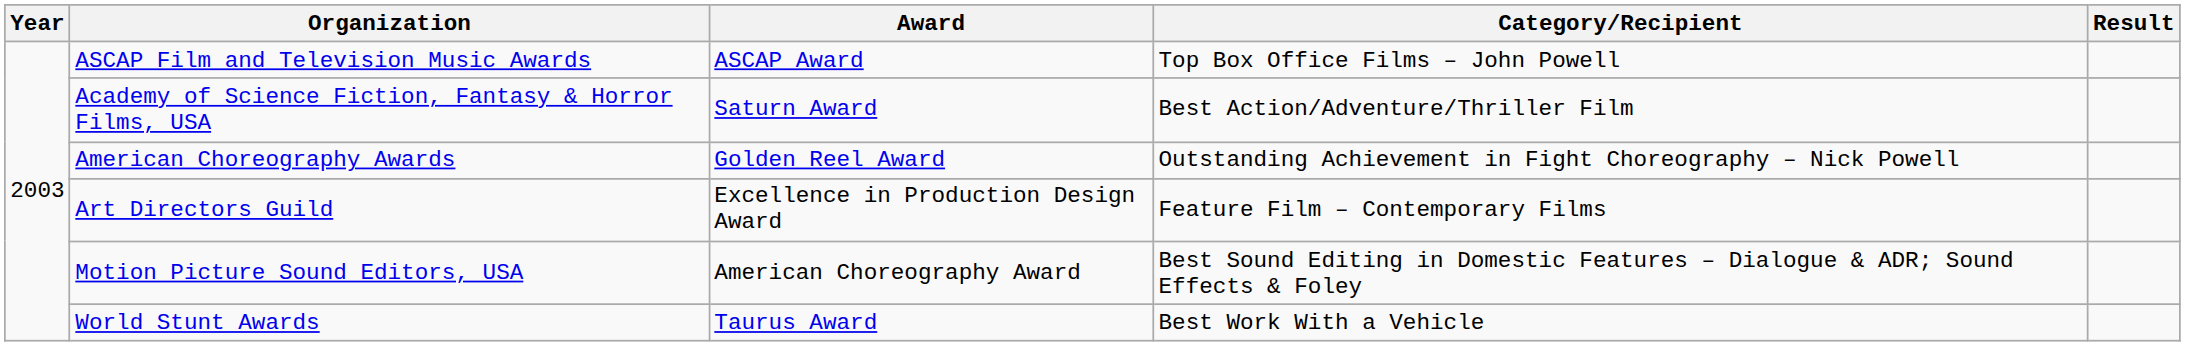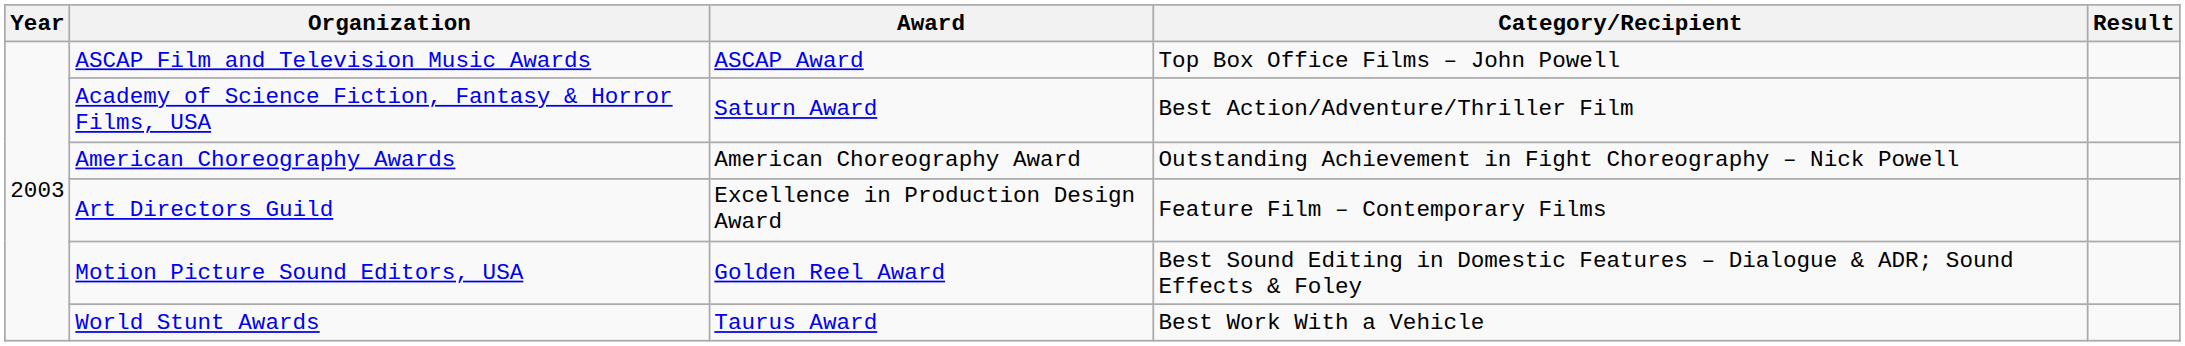(830, 160) Golden Reel Award -> (898, 160) American Choreography Award
(898, 273) American Choreography Award -> (830, 273) Golden Reel Award
